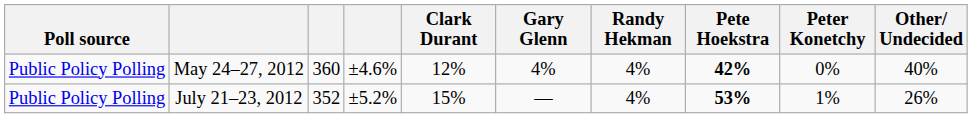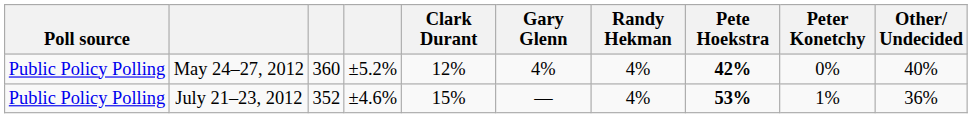(373, 68) ±4.6% -> (373, 68) ±5.2%
(373, 98) ±5.2% -> (373, 98) ±4.6%
(921, 98) 26% -> (921, 98) 36%
